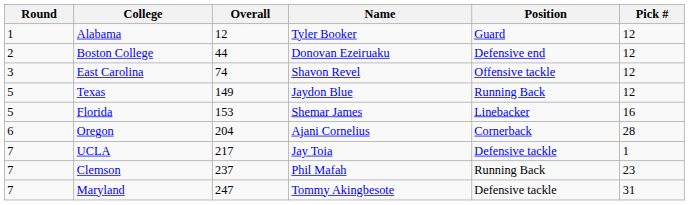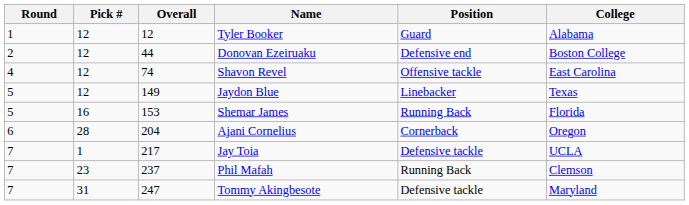columns swapped: (652, 14) <-> (143, 14)
(10, 72) 3 -> (10, 72) 4
(510, 92) Running Back -> (428, 92) Linebacker
(502, 111) Linebacker -> (436, 111) Running Back
